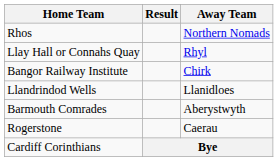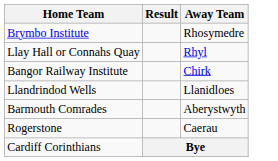- row: (19, 33)
+ row: (48, 33)
